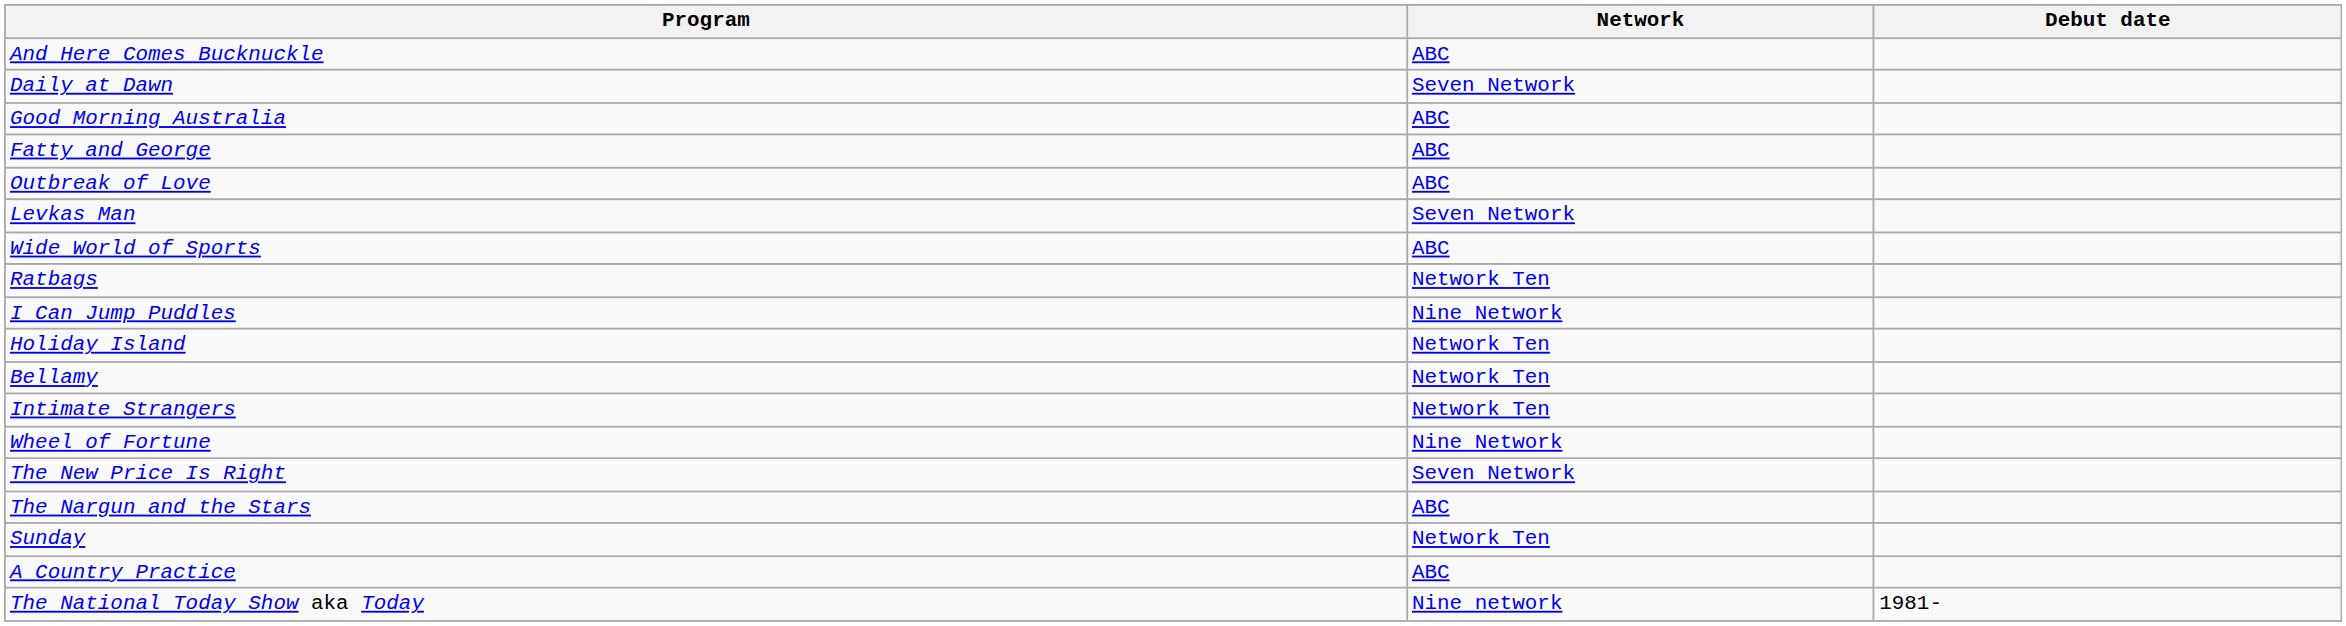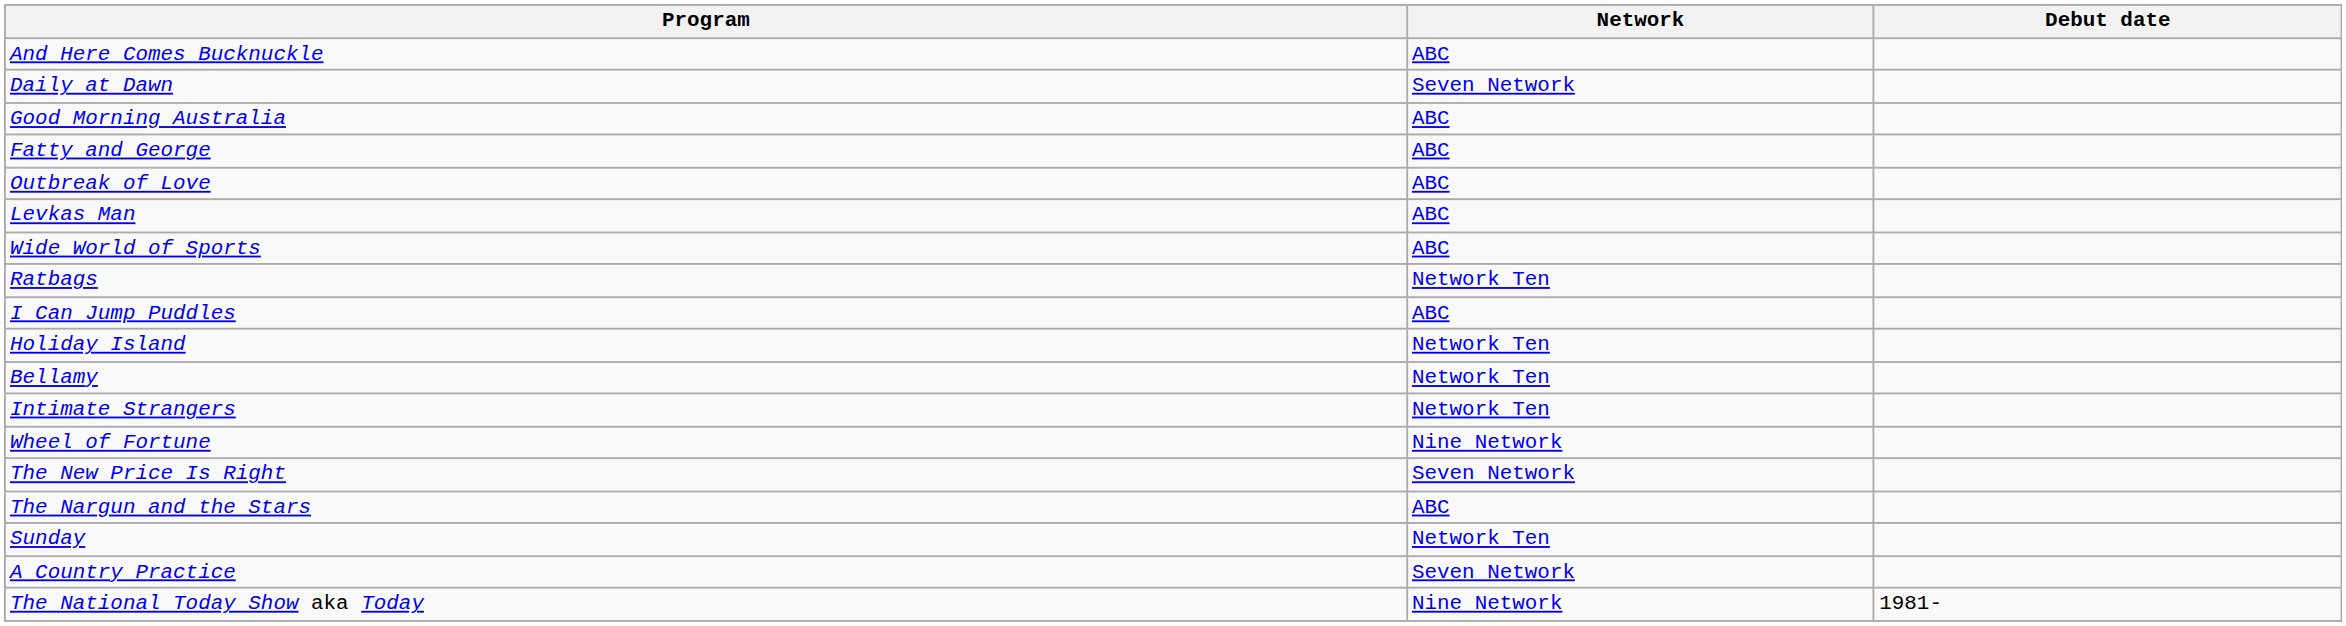(1493, 216) Seven Network -> (1431, 216) ABC
(1487, 313) Nine Network -> (1431, 313) ABC
(1431, 572) ABC -> (1493, 572) Seven Network
(1487, 604) Nine network -> (1487, 604) Nine Network
